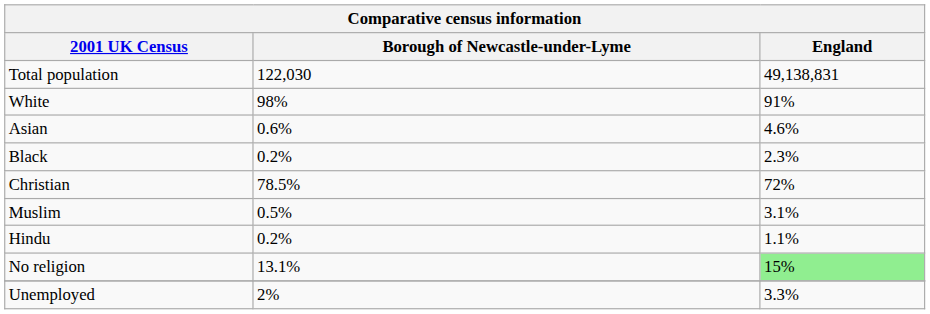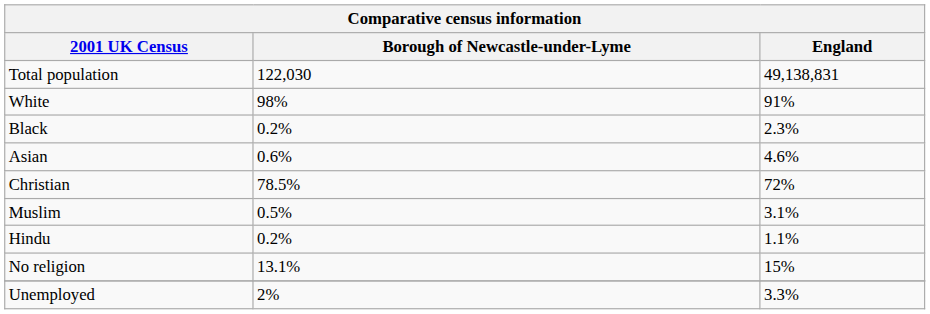rows swapped: (28, 129) <-> (28, 156)
(779, 266) lightgreen background -> (779, 266) no background
